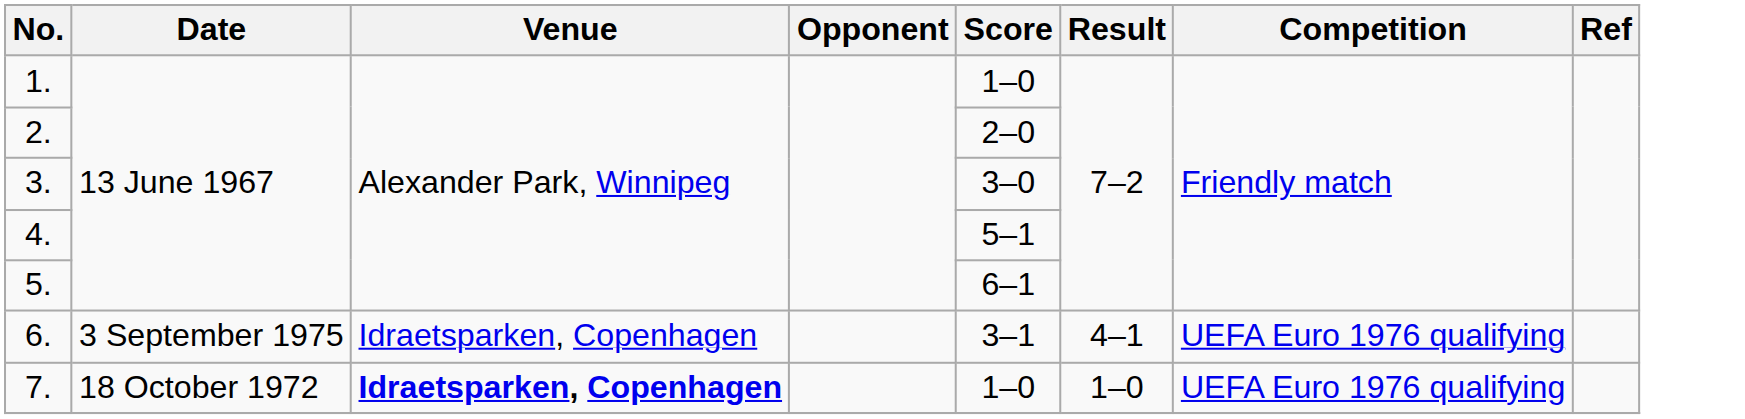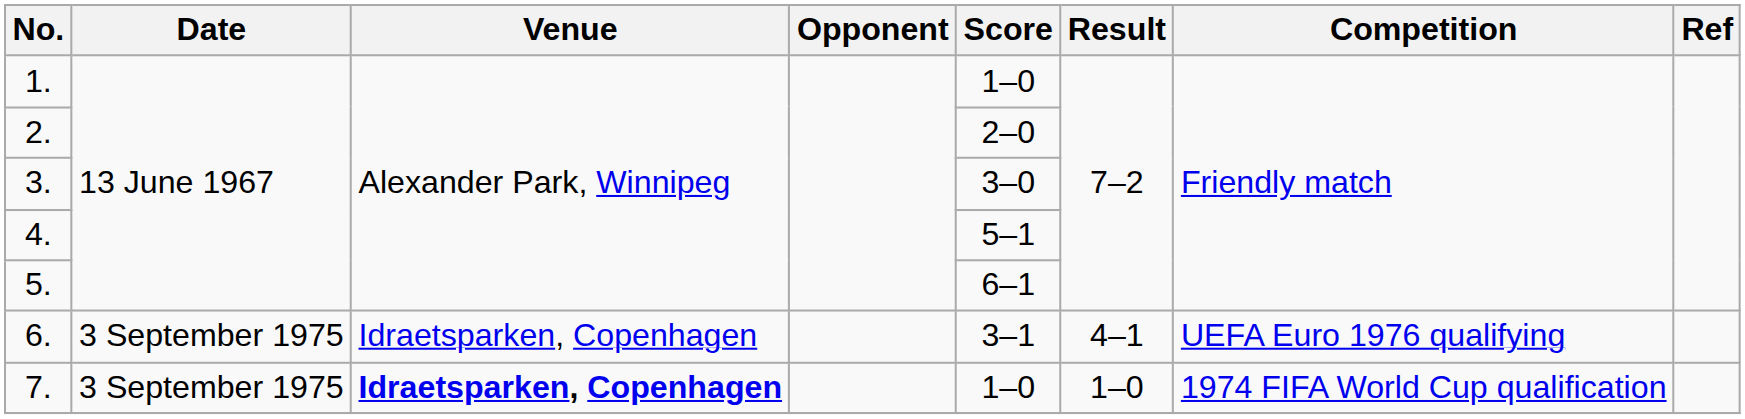(199, 387) 18 October 1972 -> (211, 387) 3 September 1975
(1373, 387) UEFA Euro 1976 qualifying -> (1424, 387) 1974 FIFA World Cup qualification
